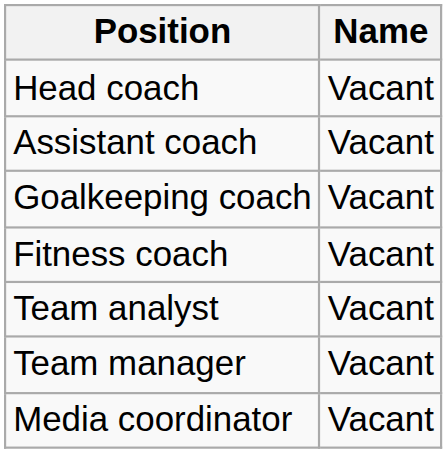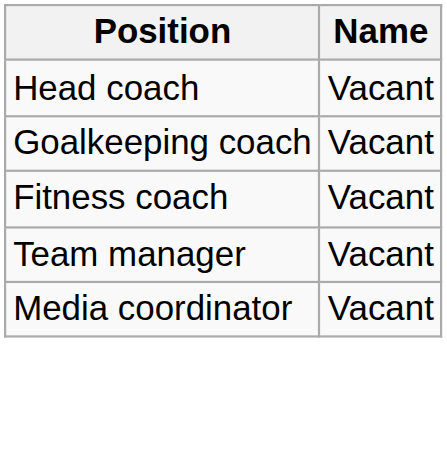- row: (135, 142)
- row: (116, 308)
